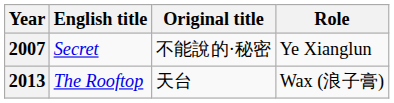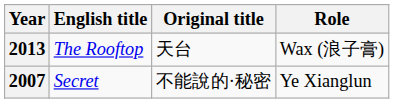rows swapped: (27, 49) <-> (27, 81)
